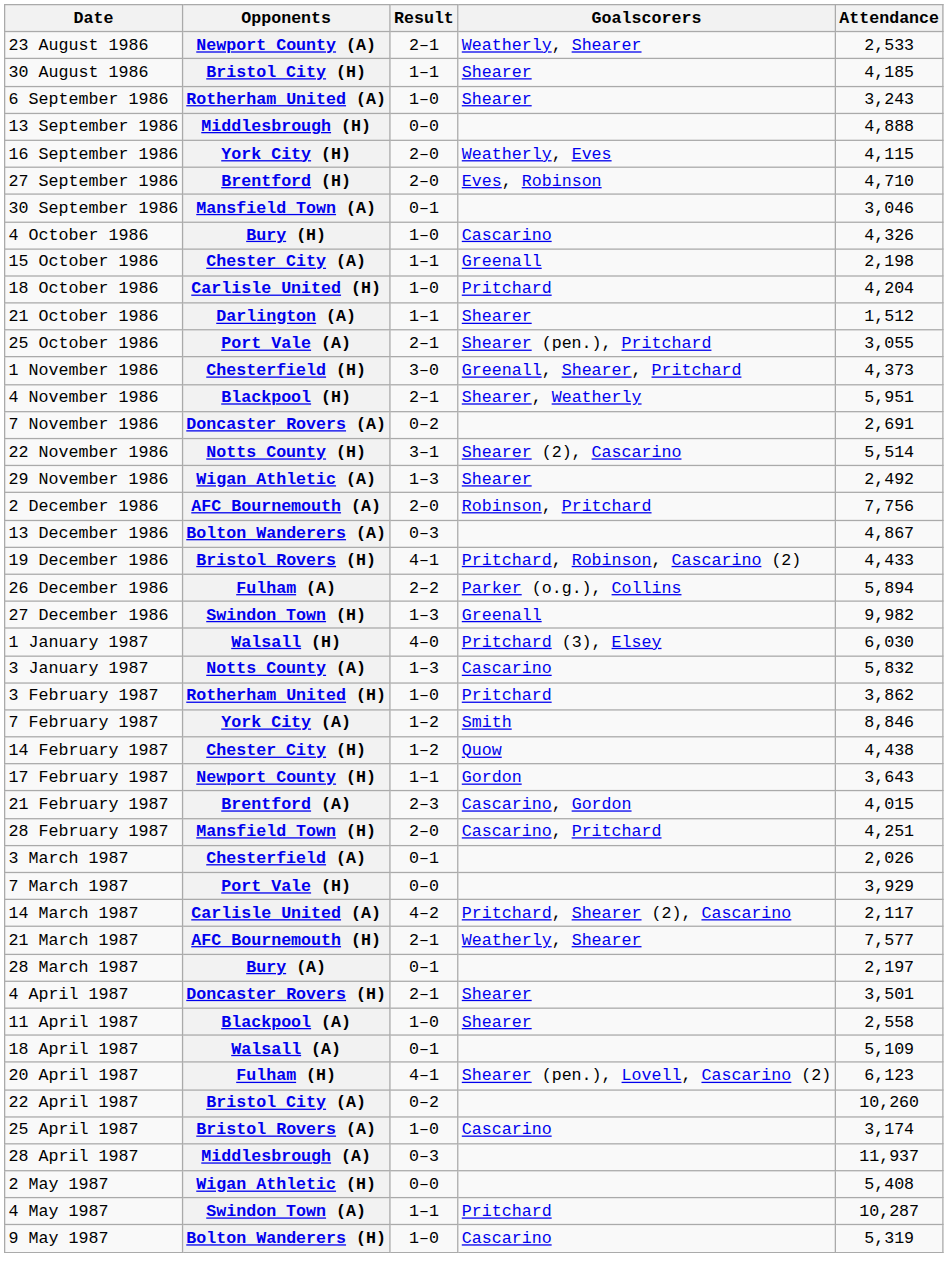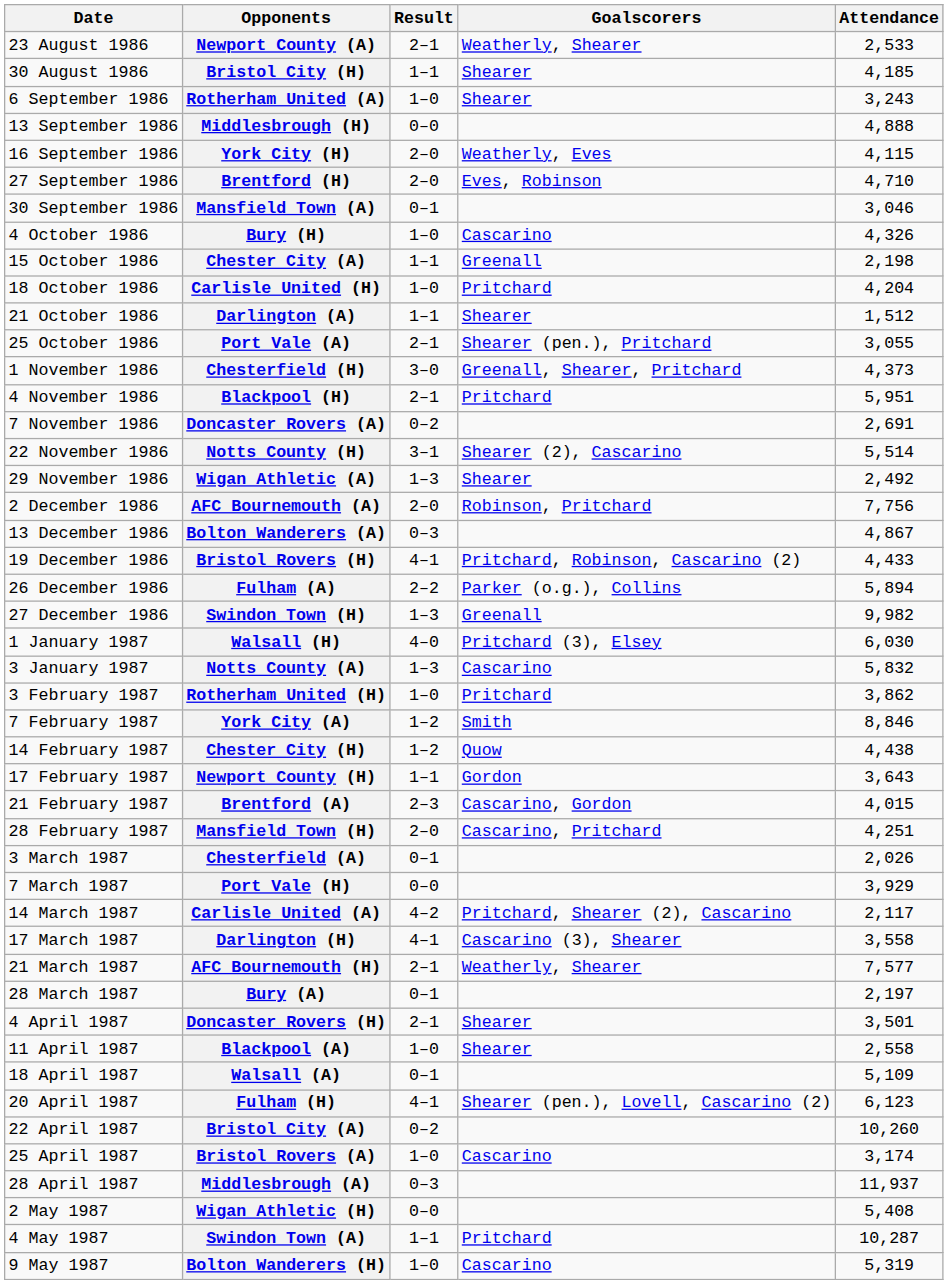(552, 398) Shearer, Weatherly -> (507, 398) Pritchard
+ row: (286, 940)
